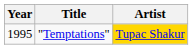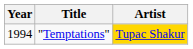(20, 34) 1995 -> (20, 34) 1994
